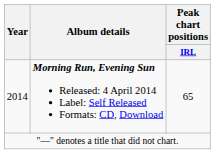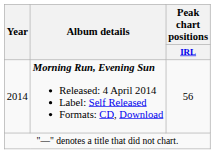(188, 96) 65 -> (188, 96) 56
